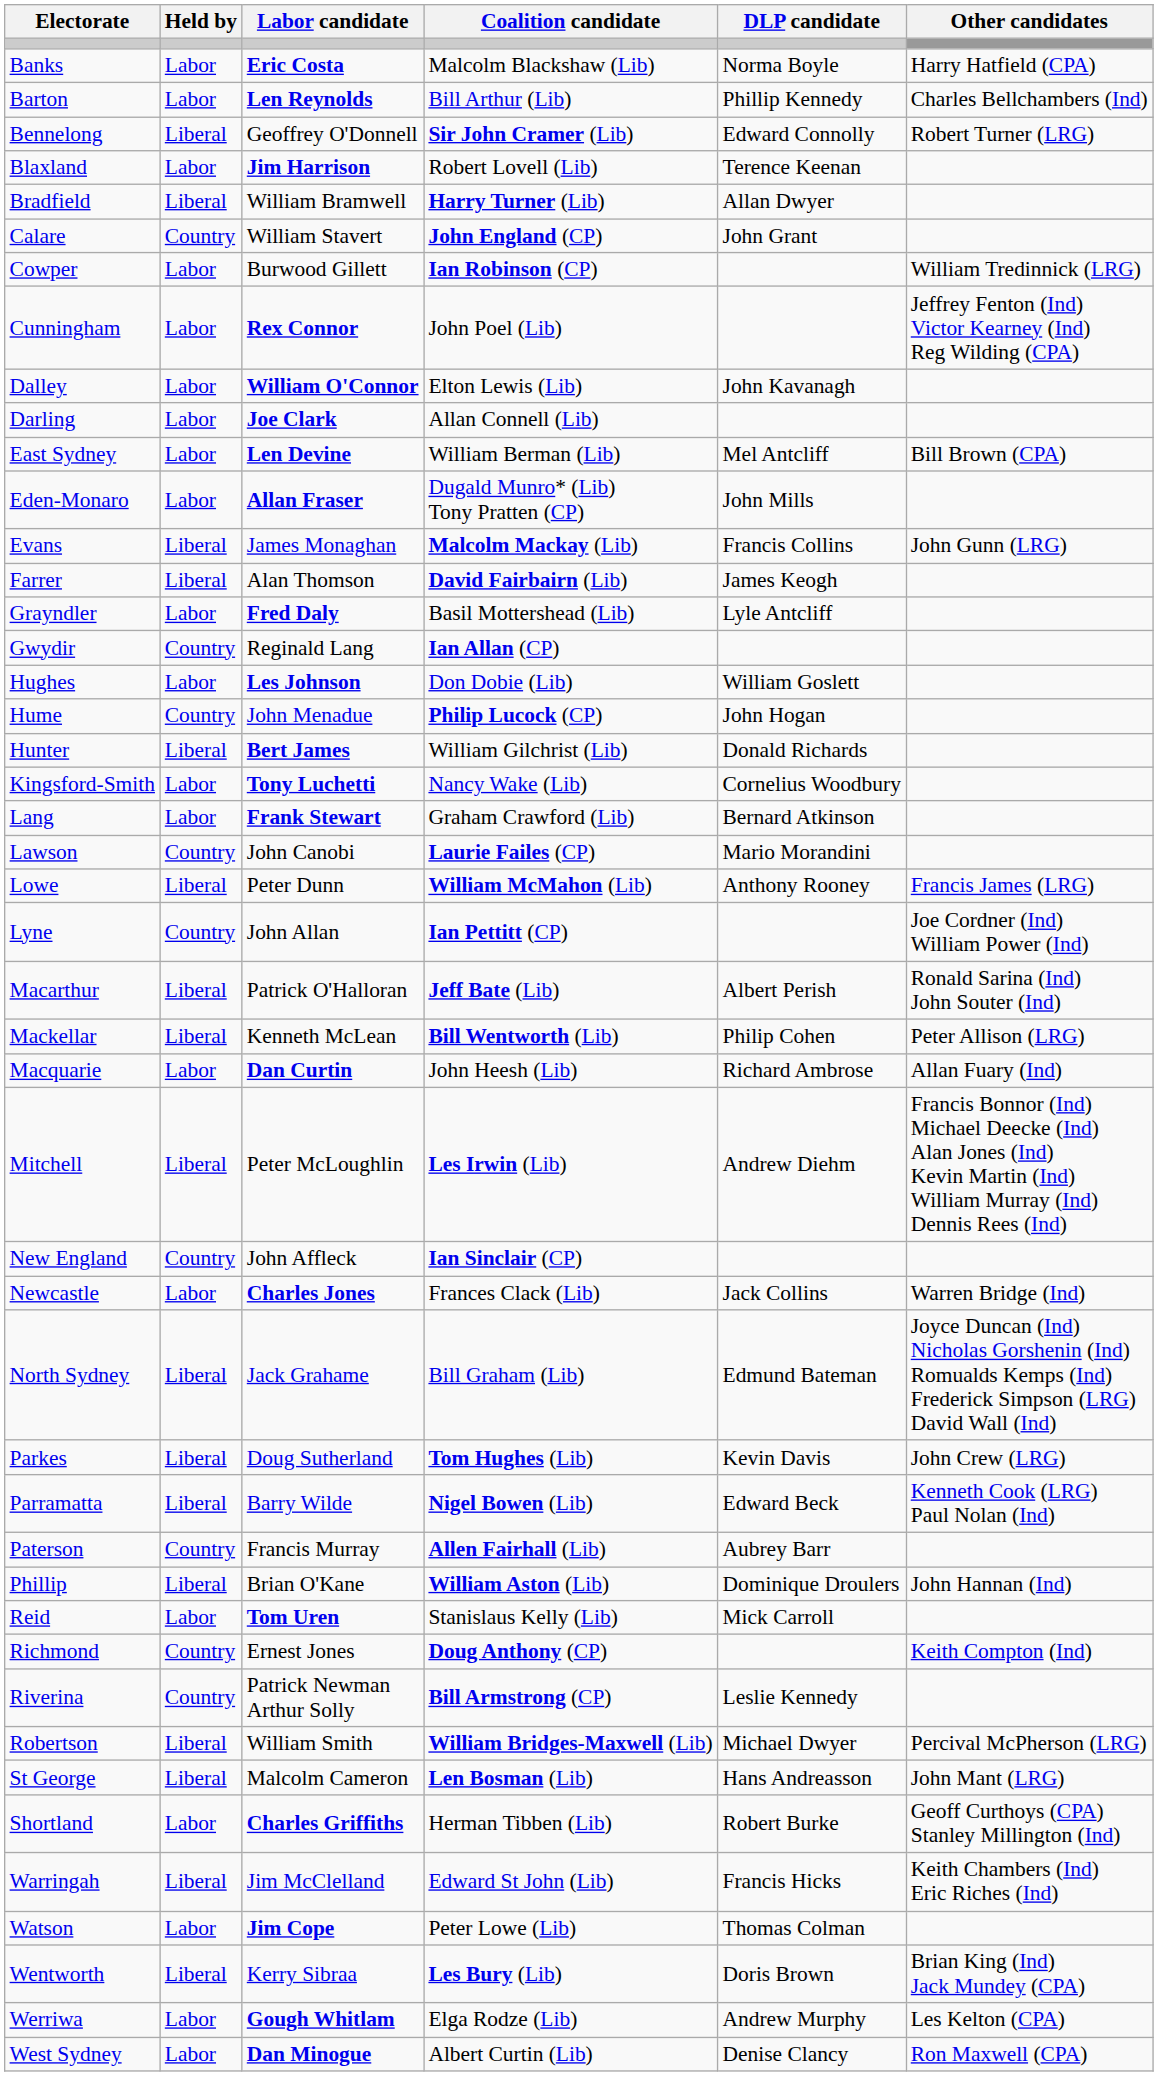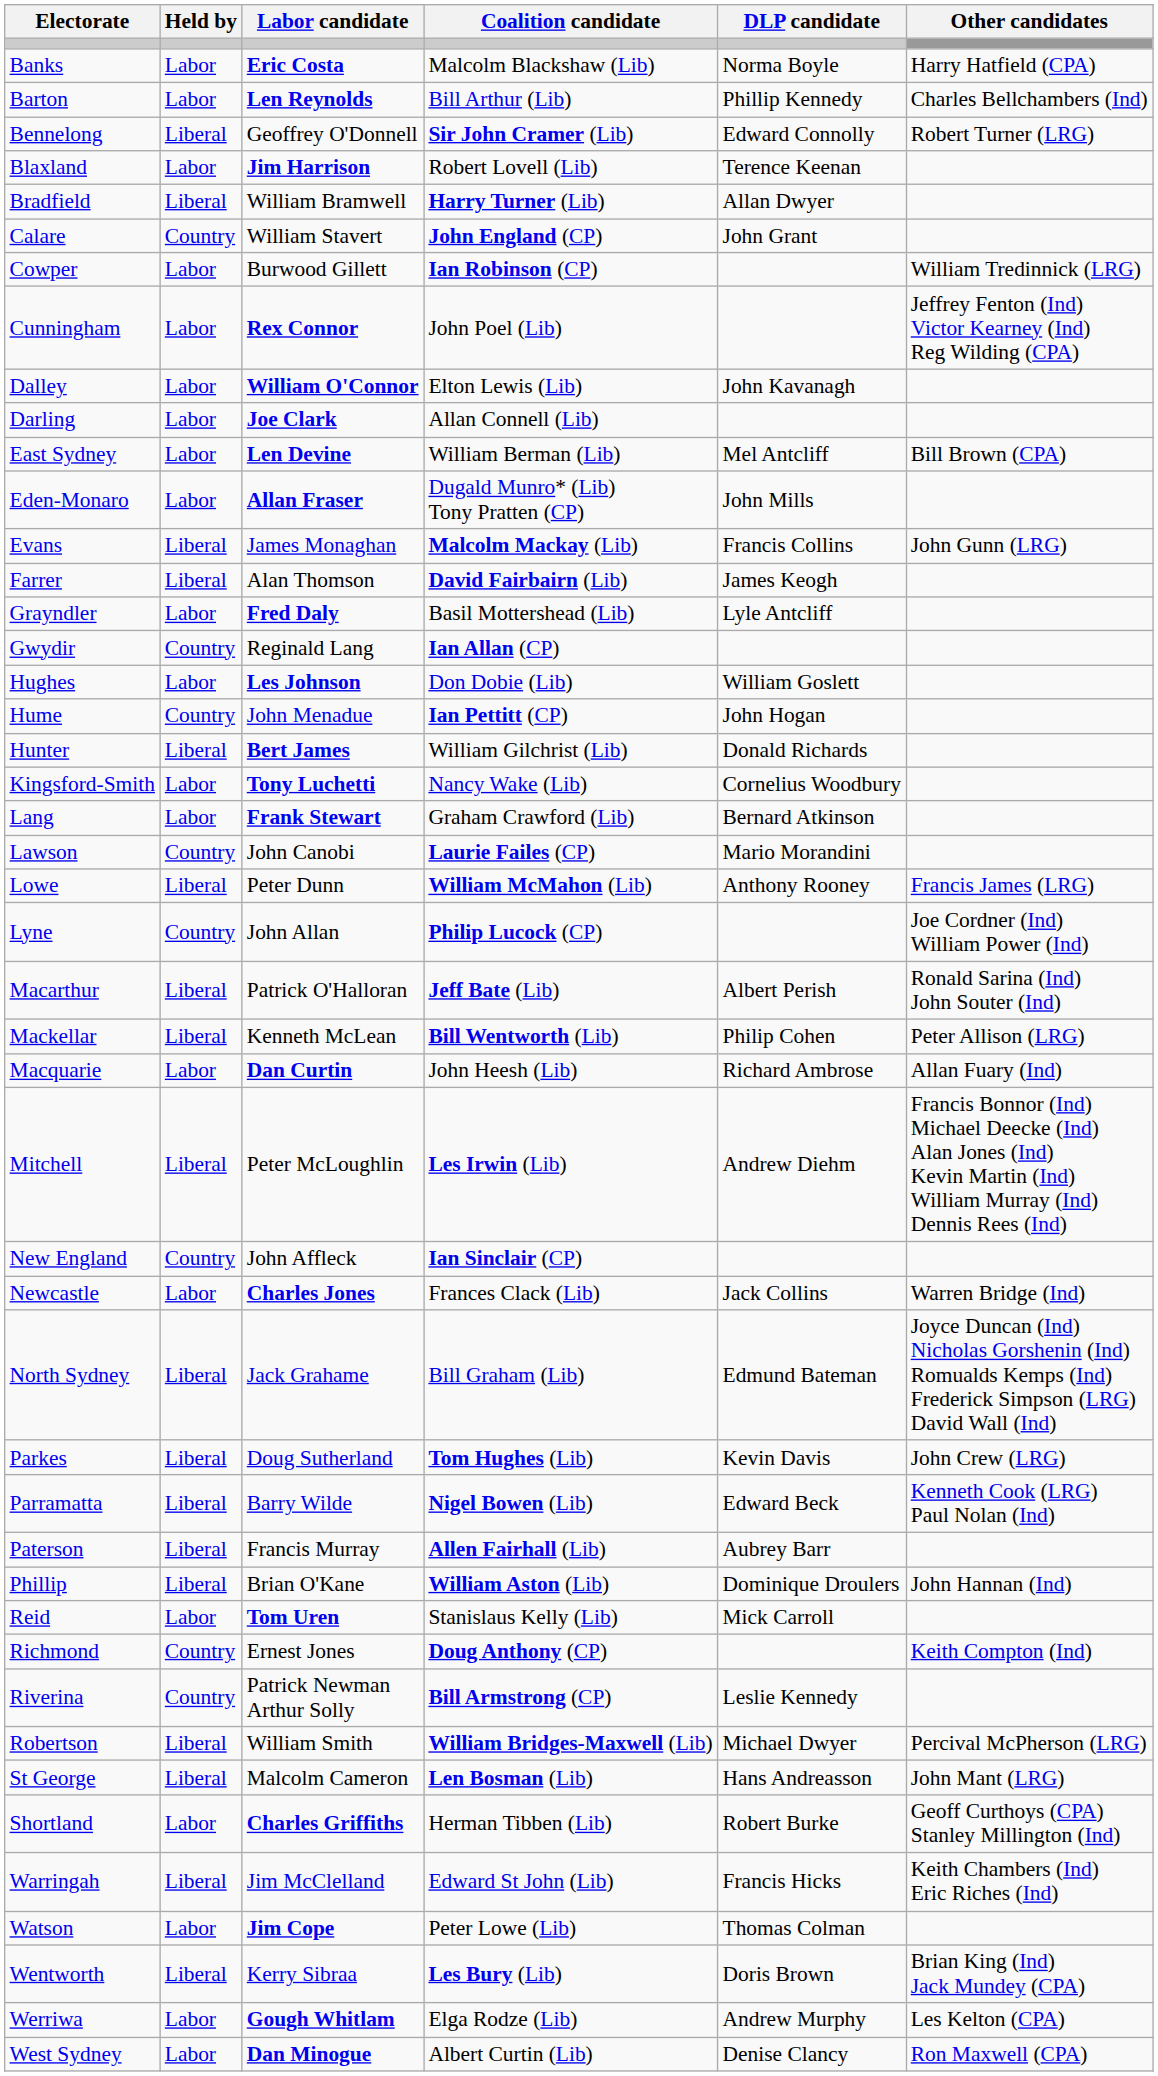(515, 715) Philip Lucock (CP) -> (498, 715) Ian Pettitt (CP)
(498, 931) Ian Pettitt (CP) -> (515, 931) Philip Lucock (CP)
(200, 1549) Country -> (196, 1549) Liberal
